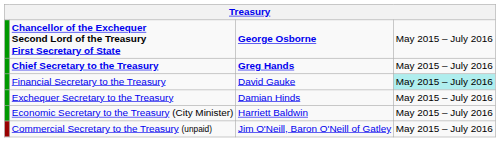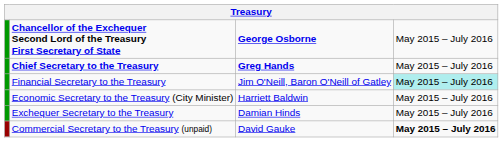(267, 81) David Gauke -> (315, 81) Jim O'Neill, Baron O'Neill of Gatley
rows swapped: (93, 97) <-> (123, 113)
(315, 129) Jim O'Neill, Baron O'Neill of Gatley -> (267, 129) David Gauke
(444, 129) normal -> (446, 129) bold
